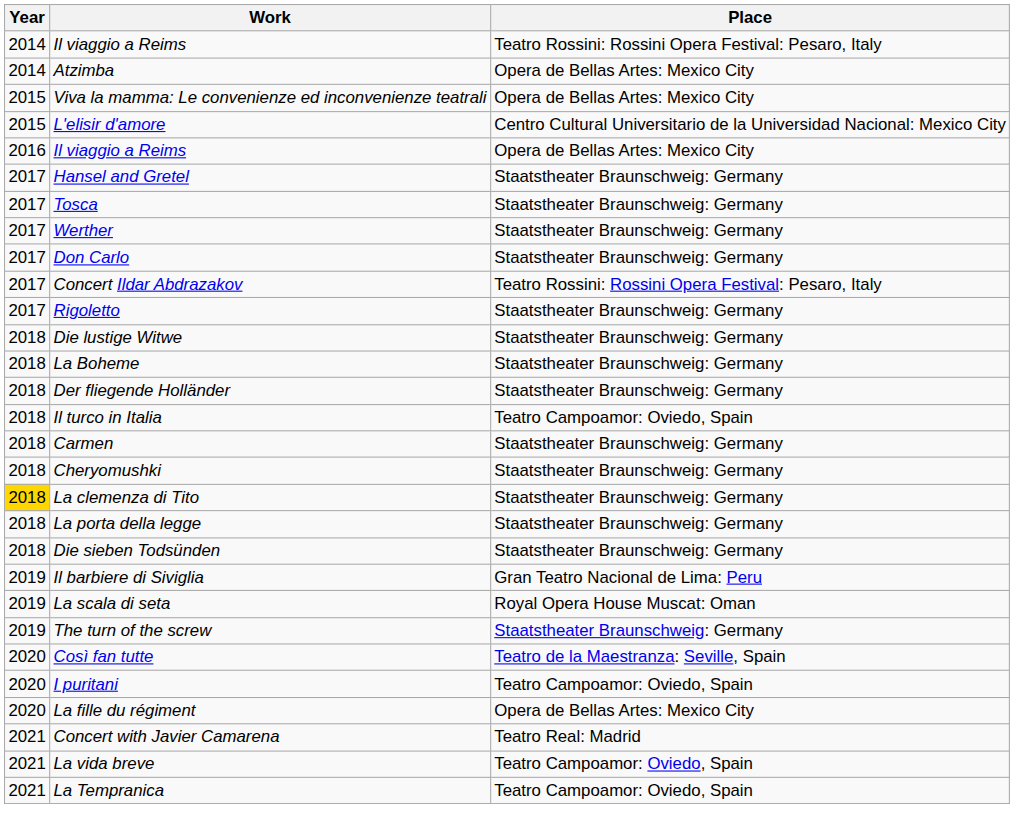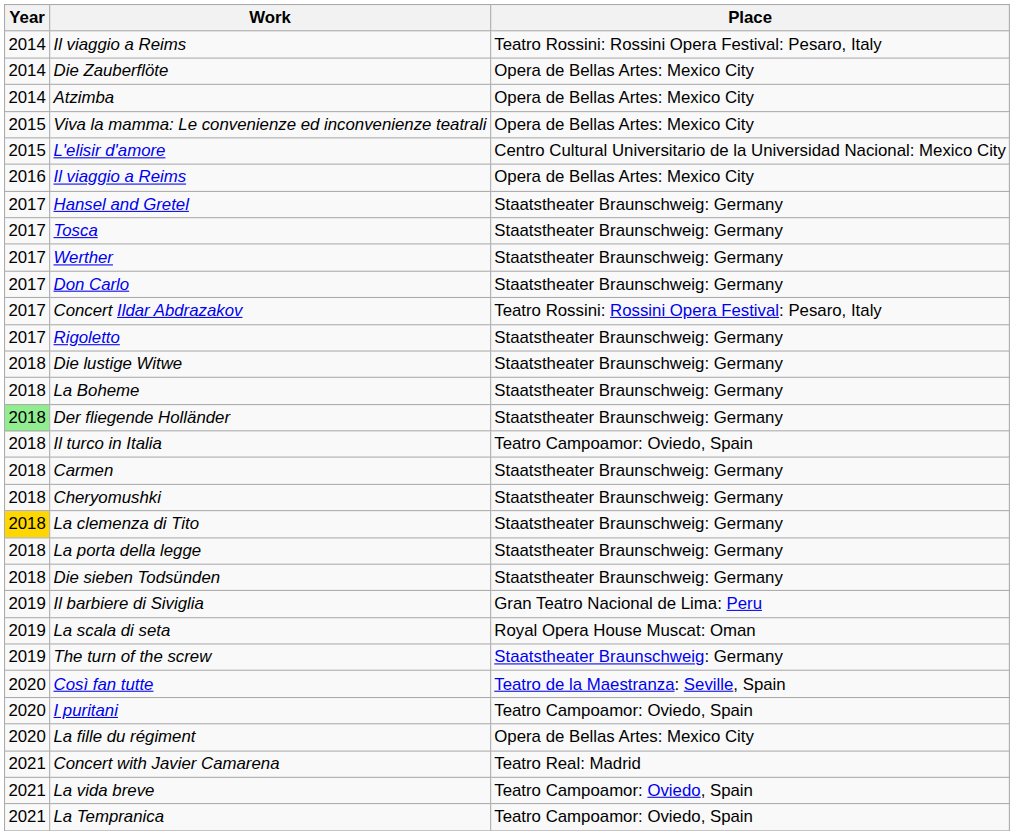+ row: (111, 71)
(27, 390) no background -> (27, 417) lightgreen background
